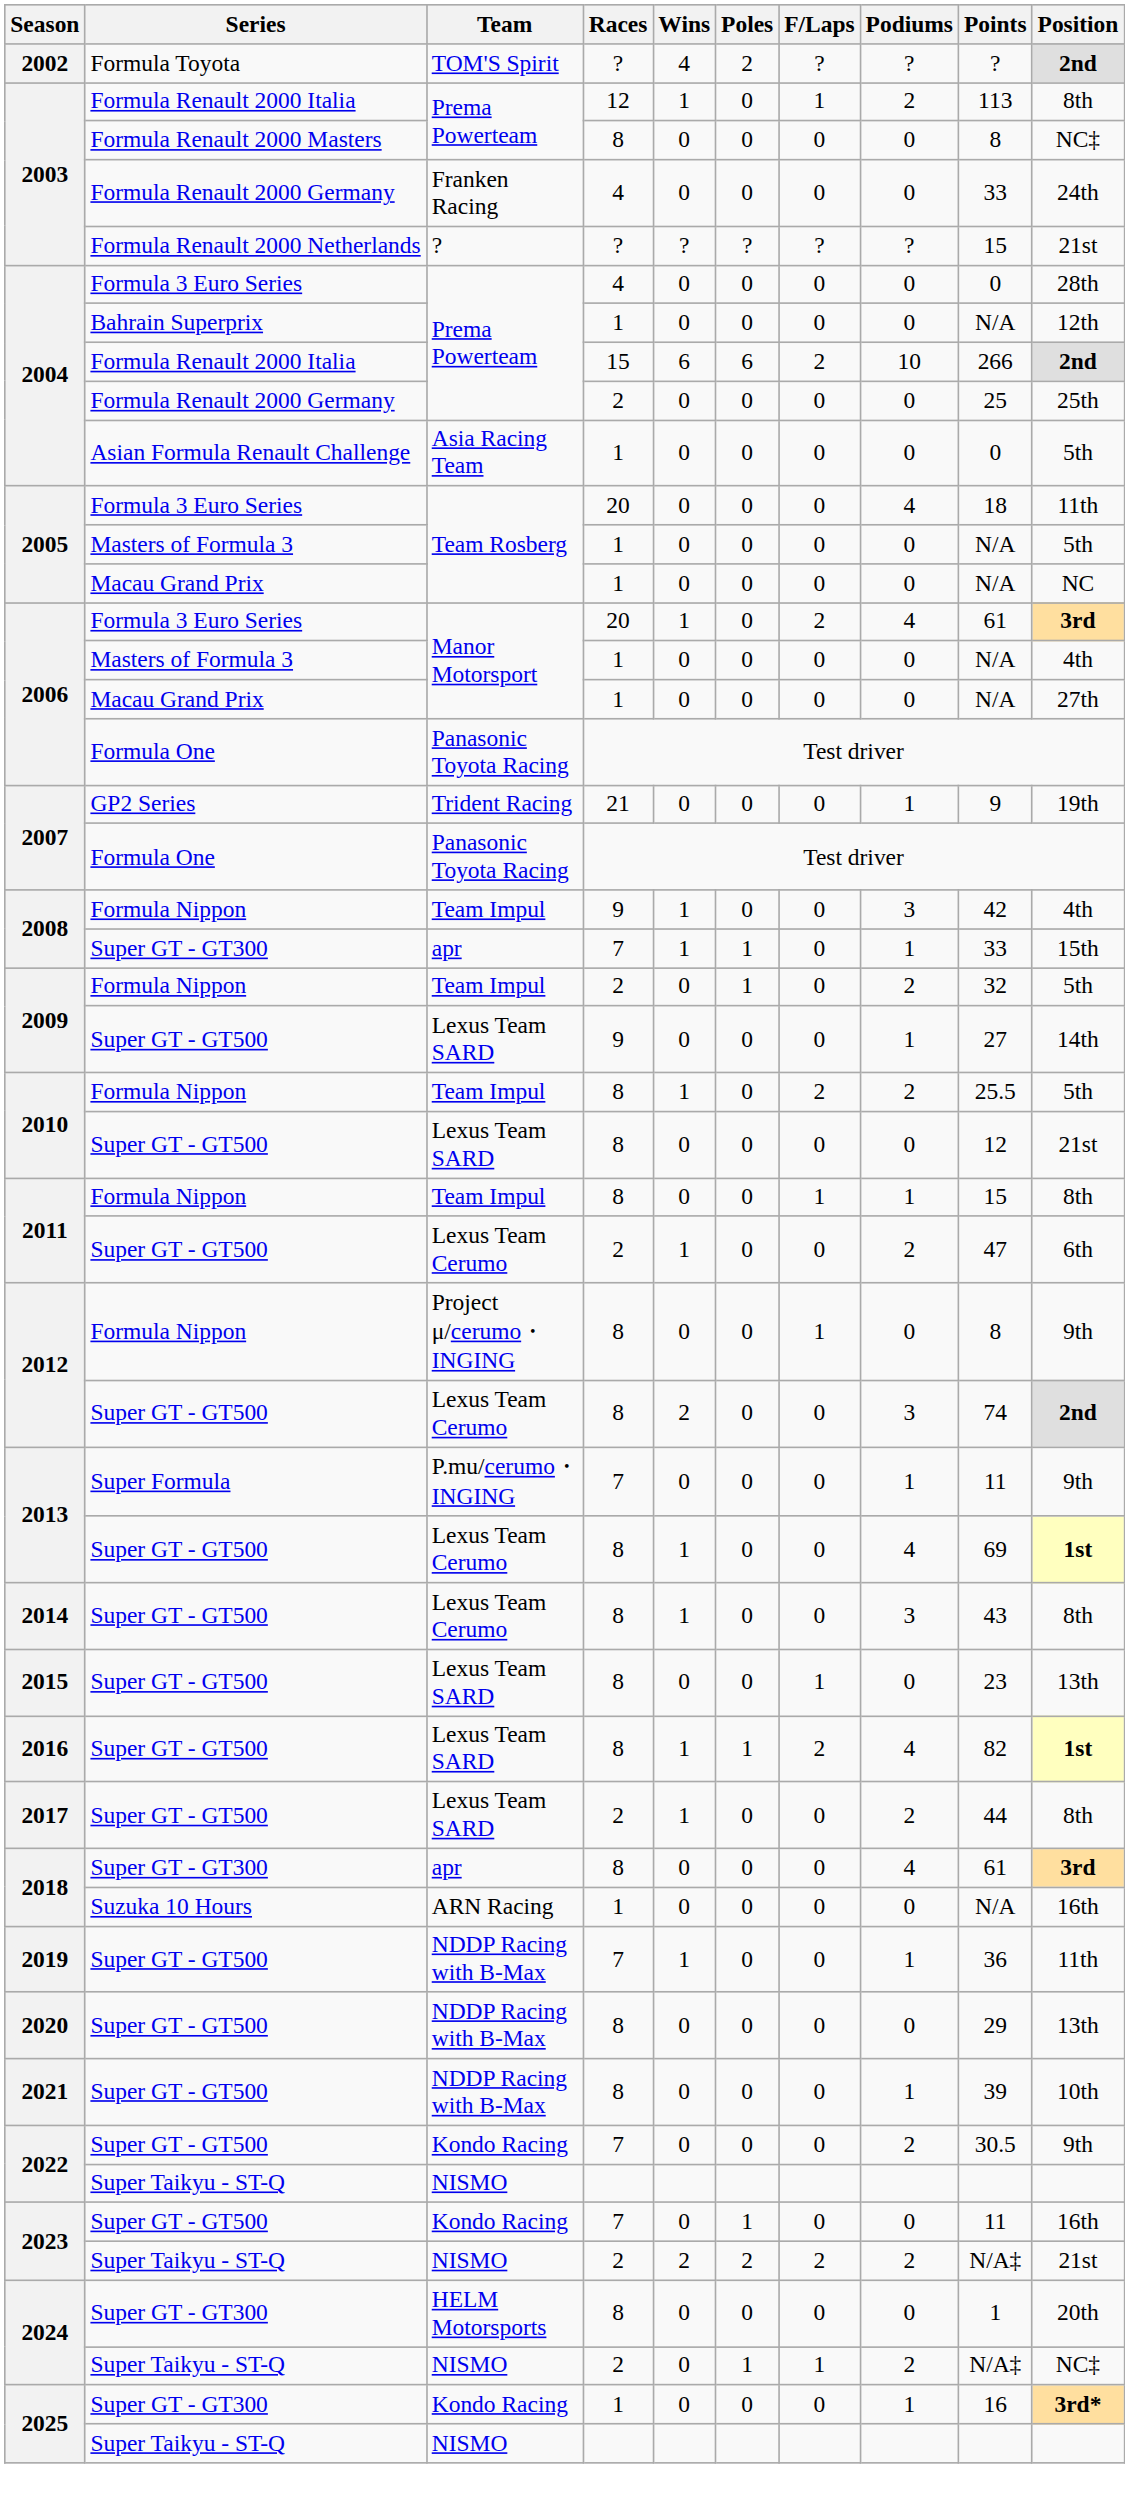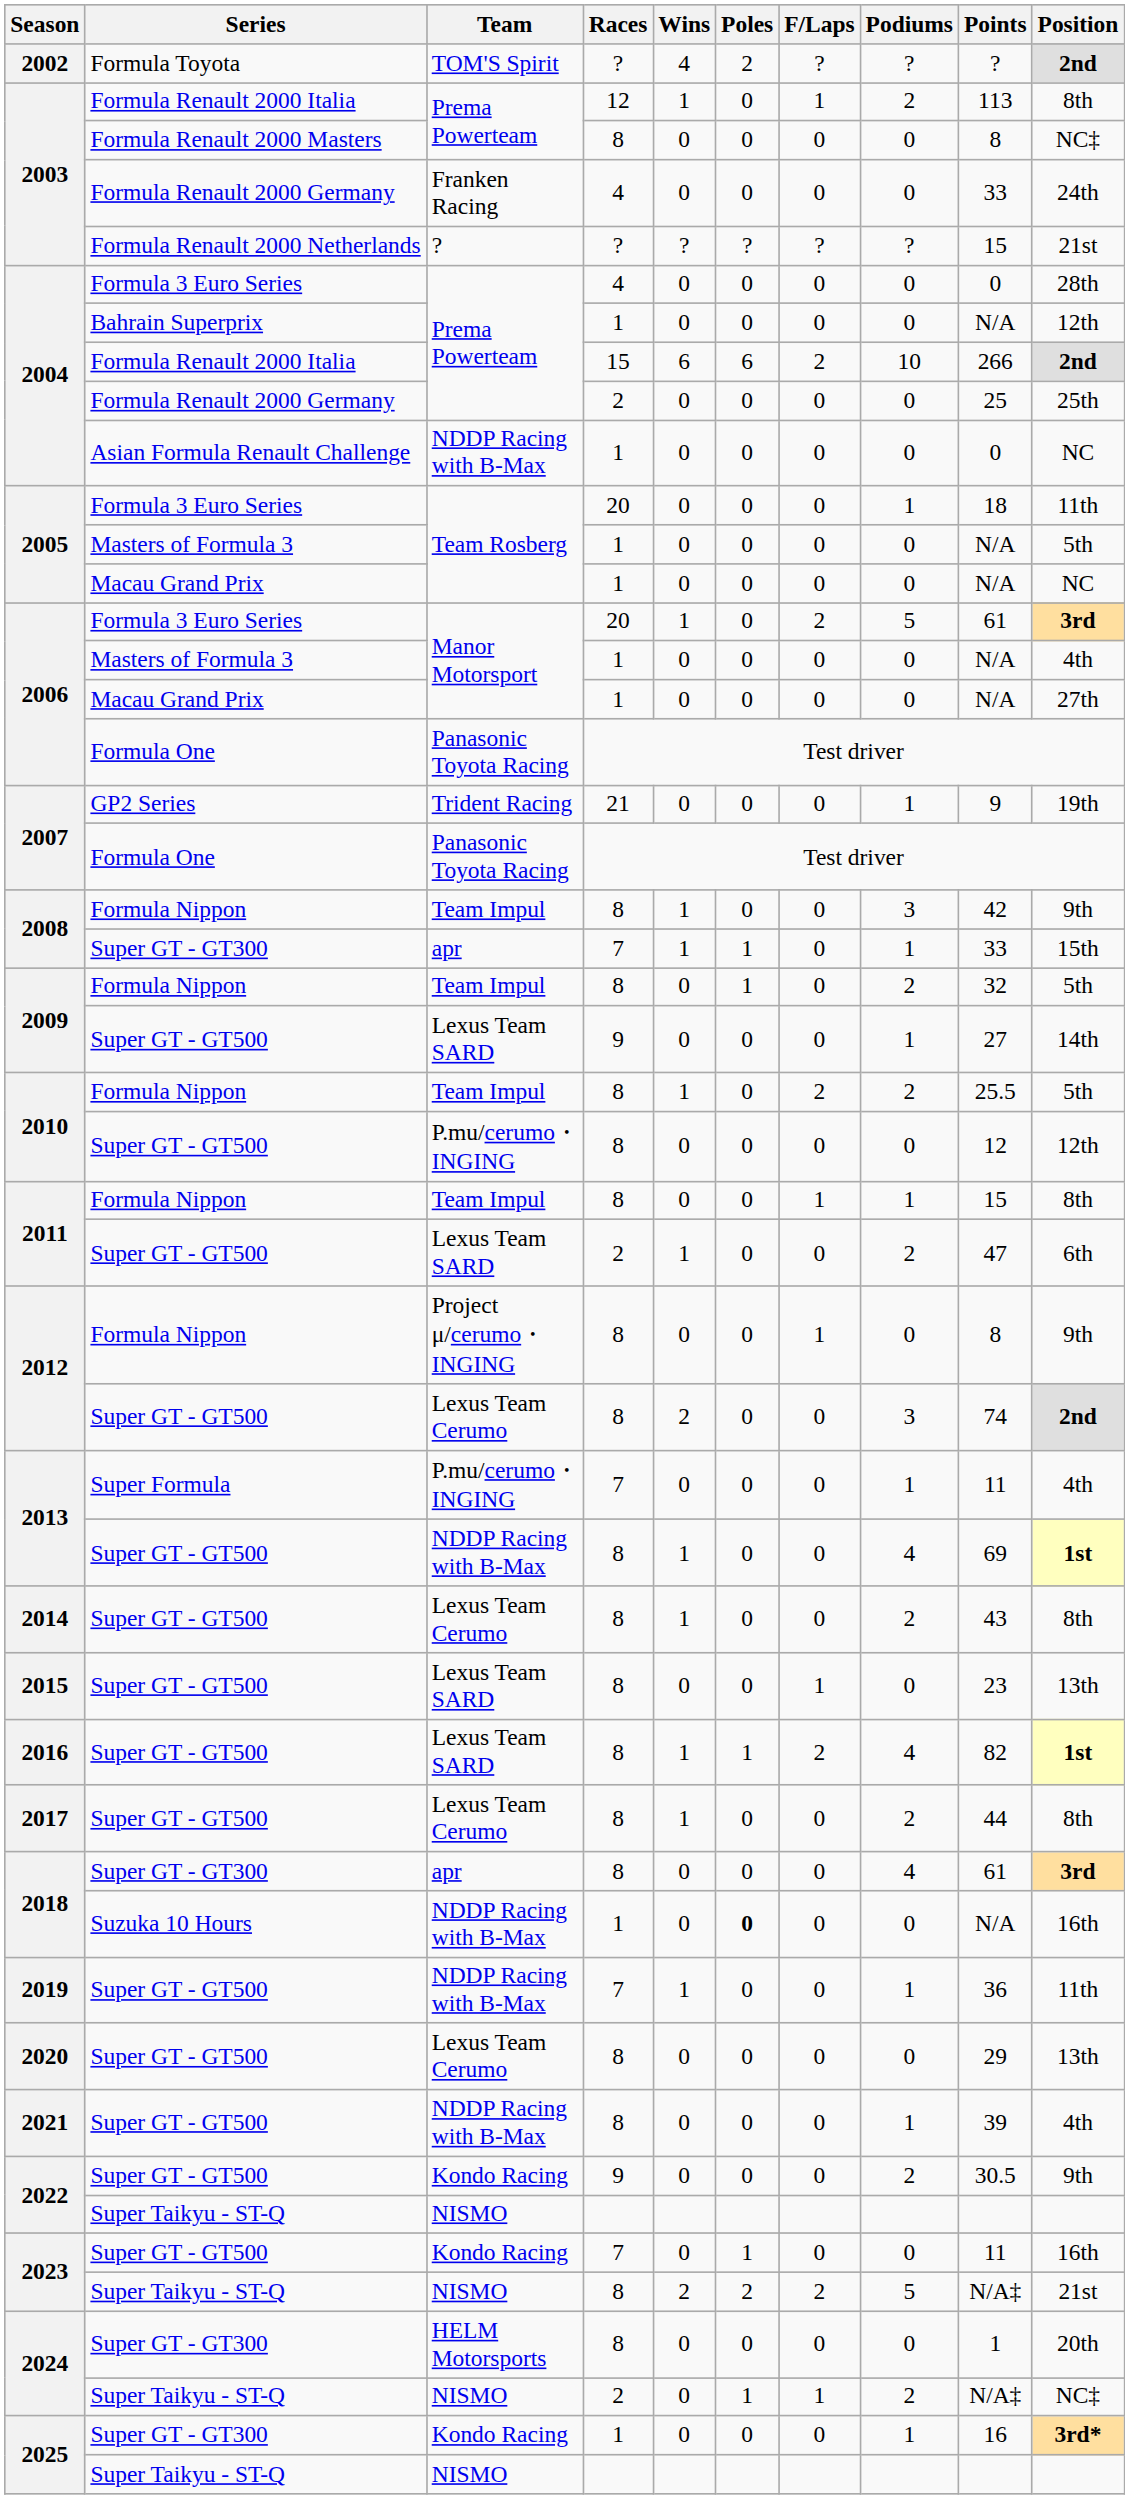(489, 452) Asia Racing Team -> (499, 452) NDDP Racing with B-Max
(1078, 452) 5th -> (1078, 452) NC
(909, 505) 4 -> (909, 505) 1
(909, 621) 4 -> (909, 621) 5
(618, 909) 9 -> (618, 909) 8
(1078, 909) 4th -> (1078, 909) 9th
(618, 986) 2 -> (618, 986) 8
(489, 1144) Lexus Team SARD -> (505, 1146) P.mu/cerumo・INGING
(1078, 1144) 21st -> (1078, 1146) 12th
(489, 1249) Lexus Team Cerumo -> (489, 1252) Lexus Team SARD
(1078, 1481) 9th -> (1078, 1484) 4th
(489, 1549) Lexus Team Cerumo -> (499, 1552) NDDP Racing with B-Max
(909, 1615) 3 -> (909, 1619) 2
(489, 1815) Lexus Team SARD -> (489, 1818) Lexus Team Cerumo
(618, 1815) 2 -> (618, 1818) 8
(493, 1906) ARN Racing -> (499, 1923) NDDP Racing with B-Max
(747, 1906) normal -> (747, 1923) bold
(499, 2025) NDDP Racing with B-Max -> (489, 2056) Lexus Team Cerumo
(1078, 2091) 10th -> (1078, 2122) 4th
(618, 2144) 7 -> (618, 2175) 9
(618, 2260) 2 -> (618, 2291) 8
(909, 2260) 2 -> (909, 2291) 5
